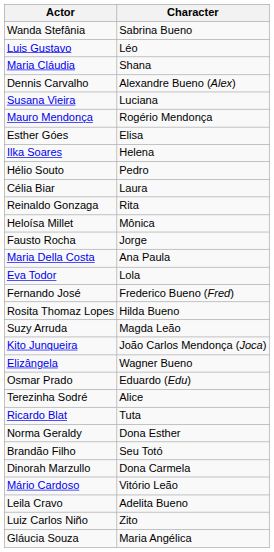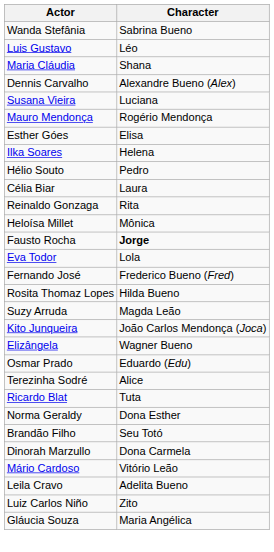(133, 240) normal -> (134, 240) bold
- row: (51, 258)
